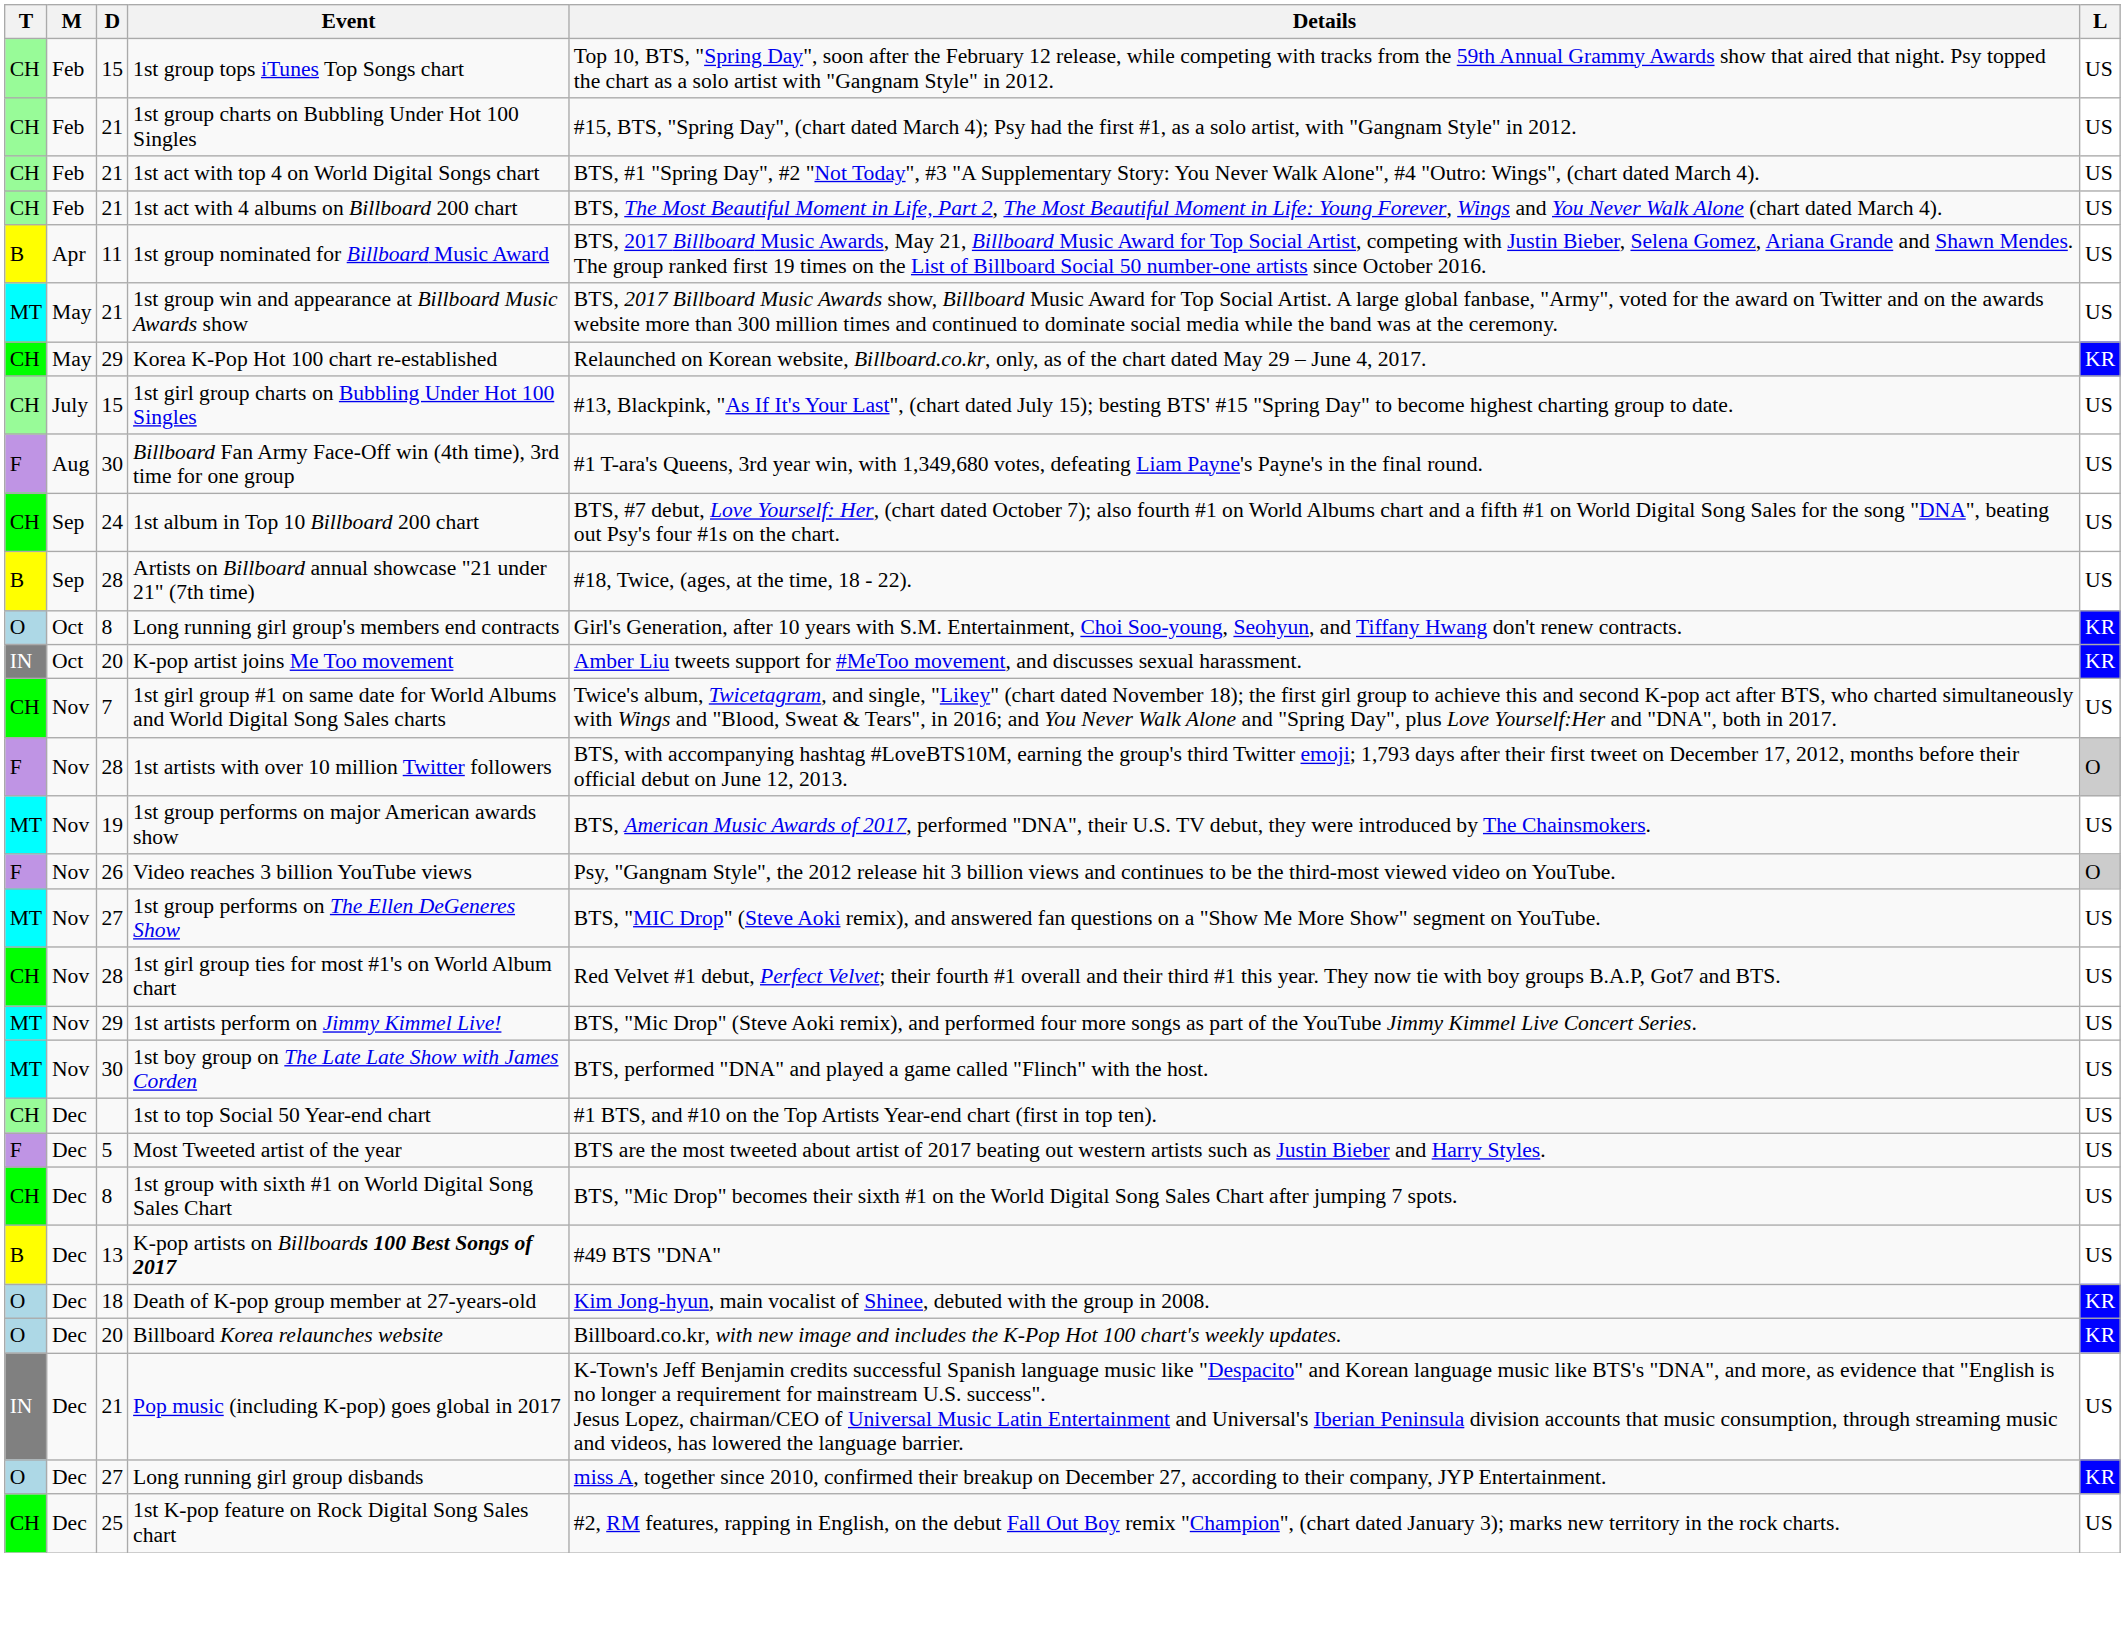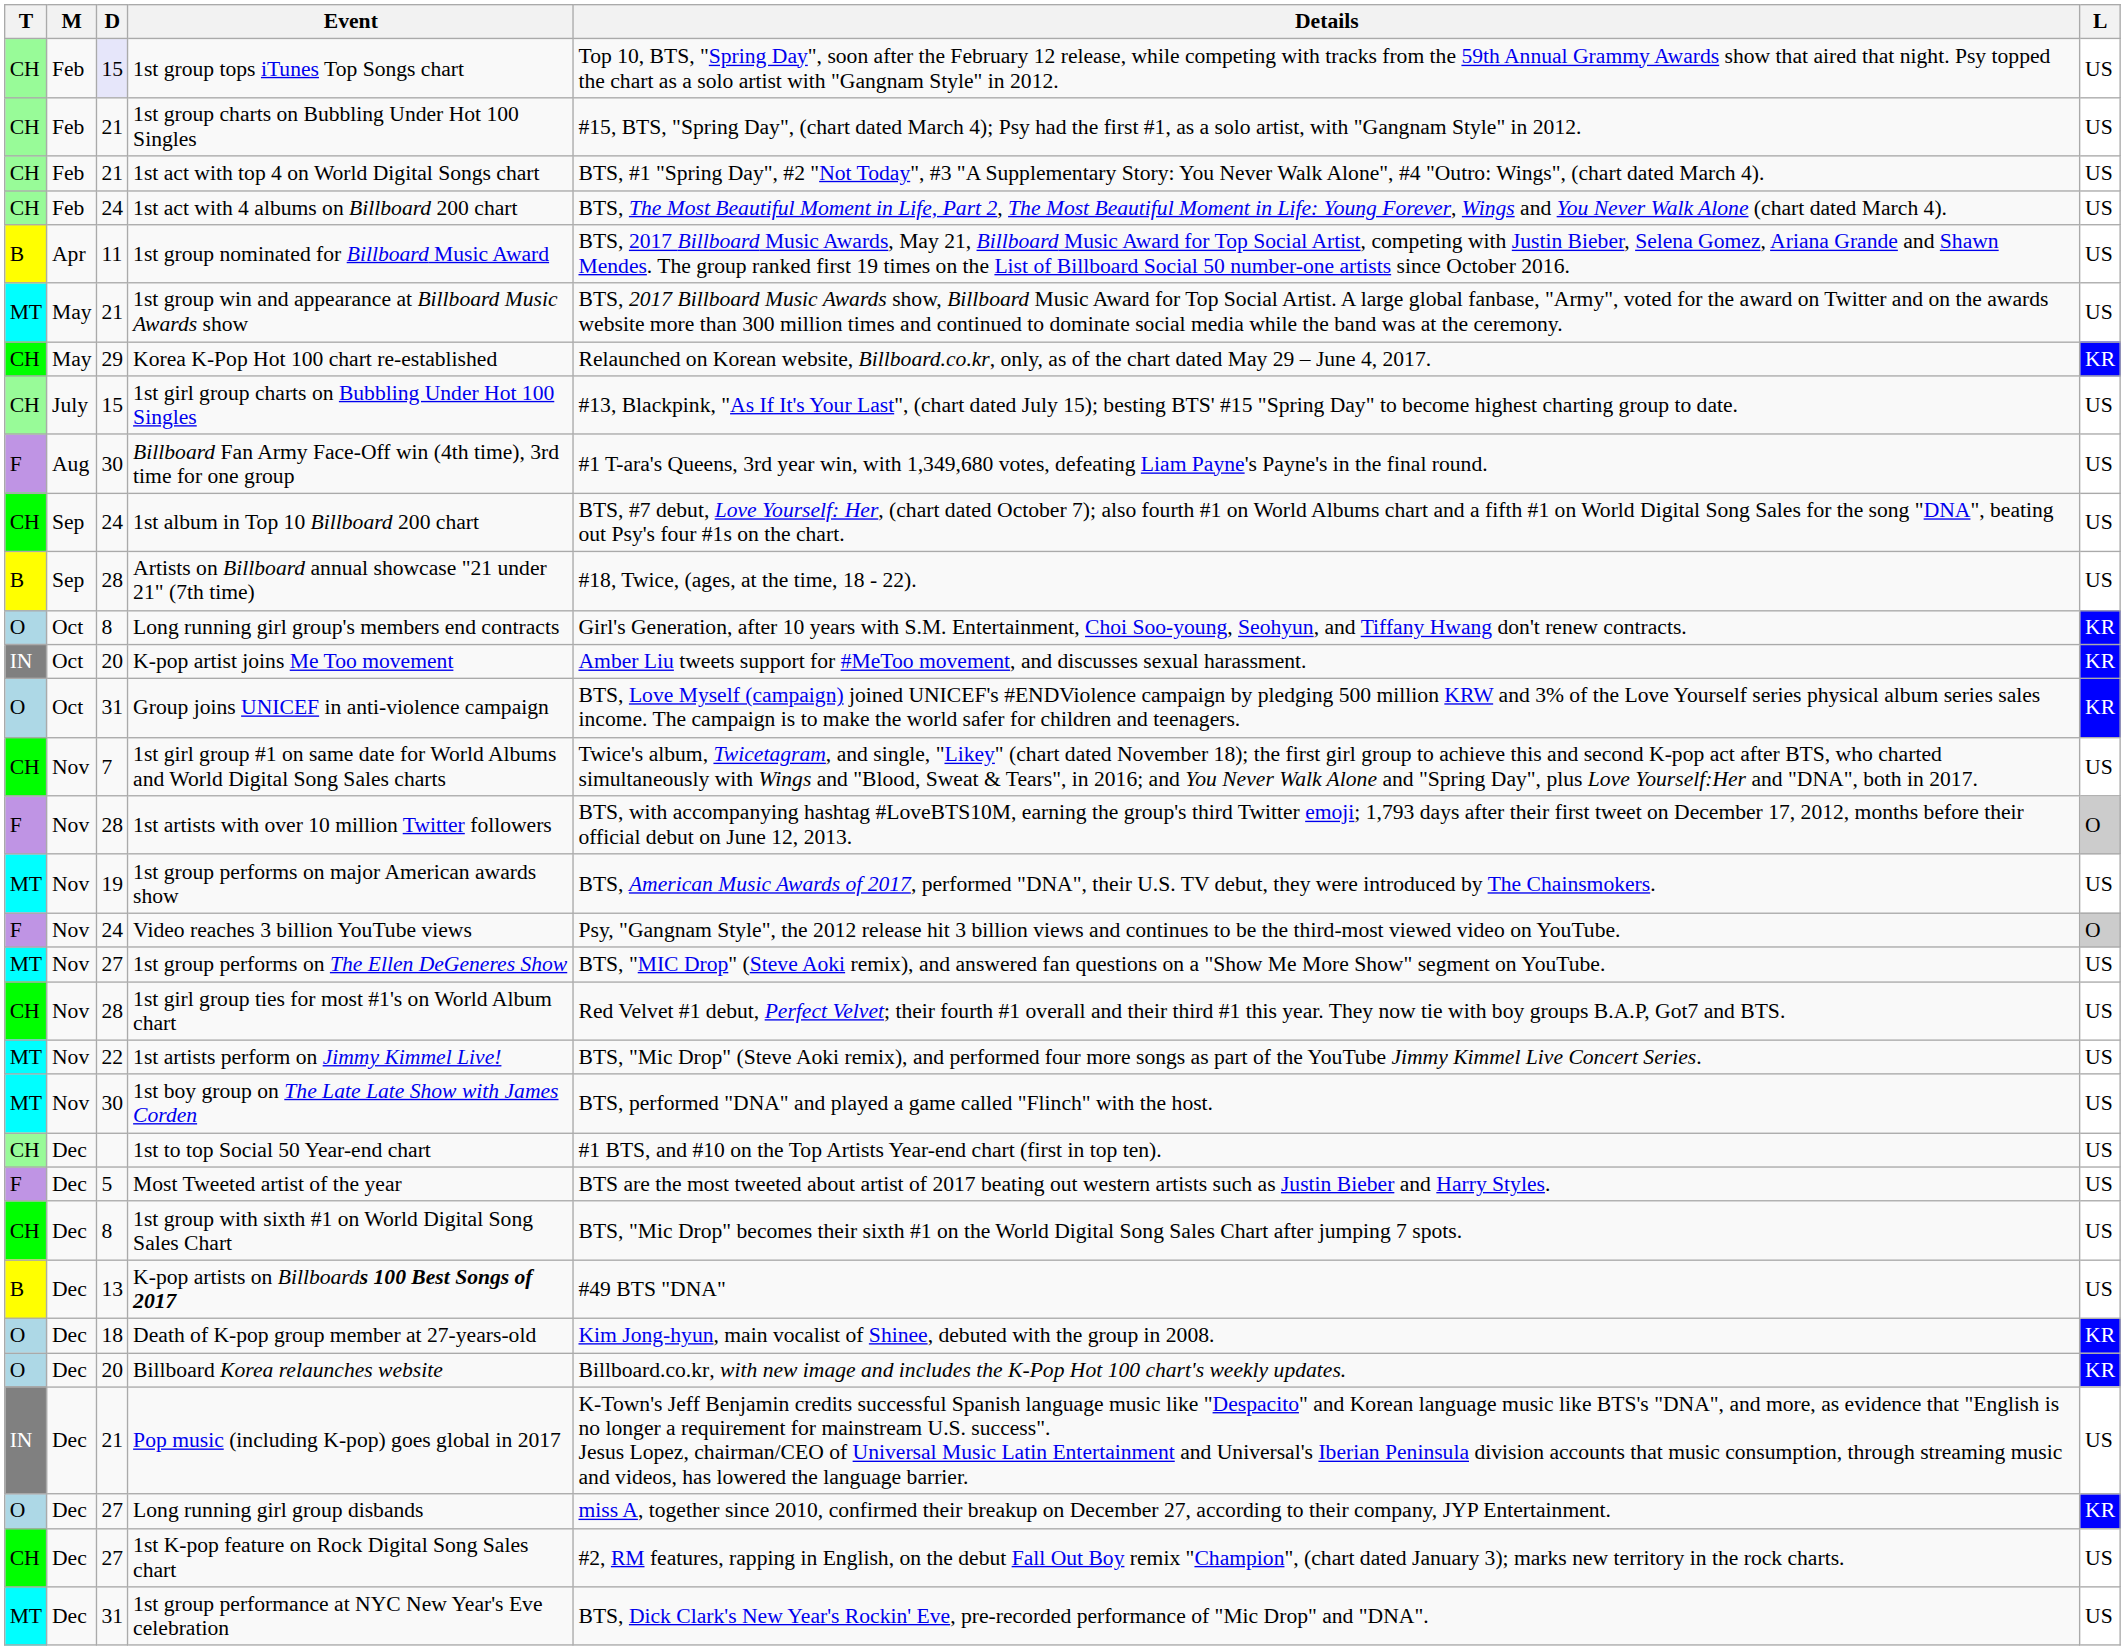(112, 68) no background -> (112, 68) lavender background
(112, 207) 21 -> (112, 207) 24
+ row: (341, 707)
(112, 871) 26 -> (112, 929) 24
(112, 1022) 29 -> (112, 1056) 22
(112, 1523) 25 -> (112, 1557) 27
+ row: (338, 1615)
